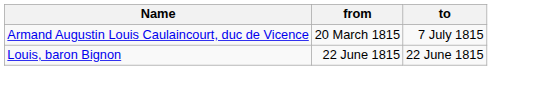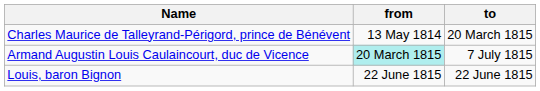+ row: (179, 34)
(357, 34) no background -> (399, 55) paleturquoise background
